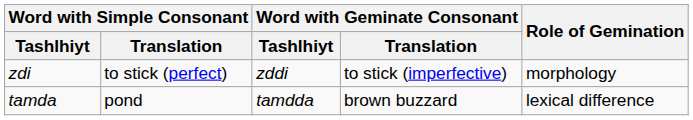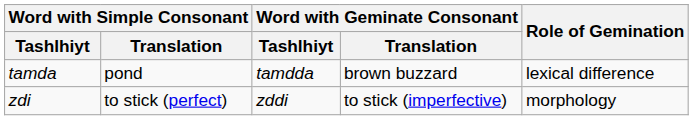rows swapped: (33, 100) <-> (20, 73)
